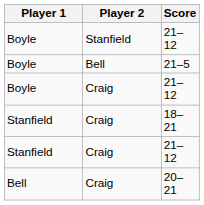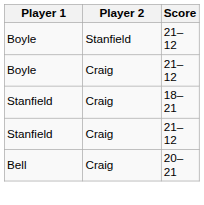- row: (22, 63)
